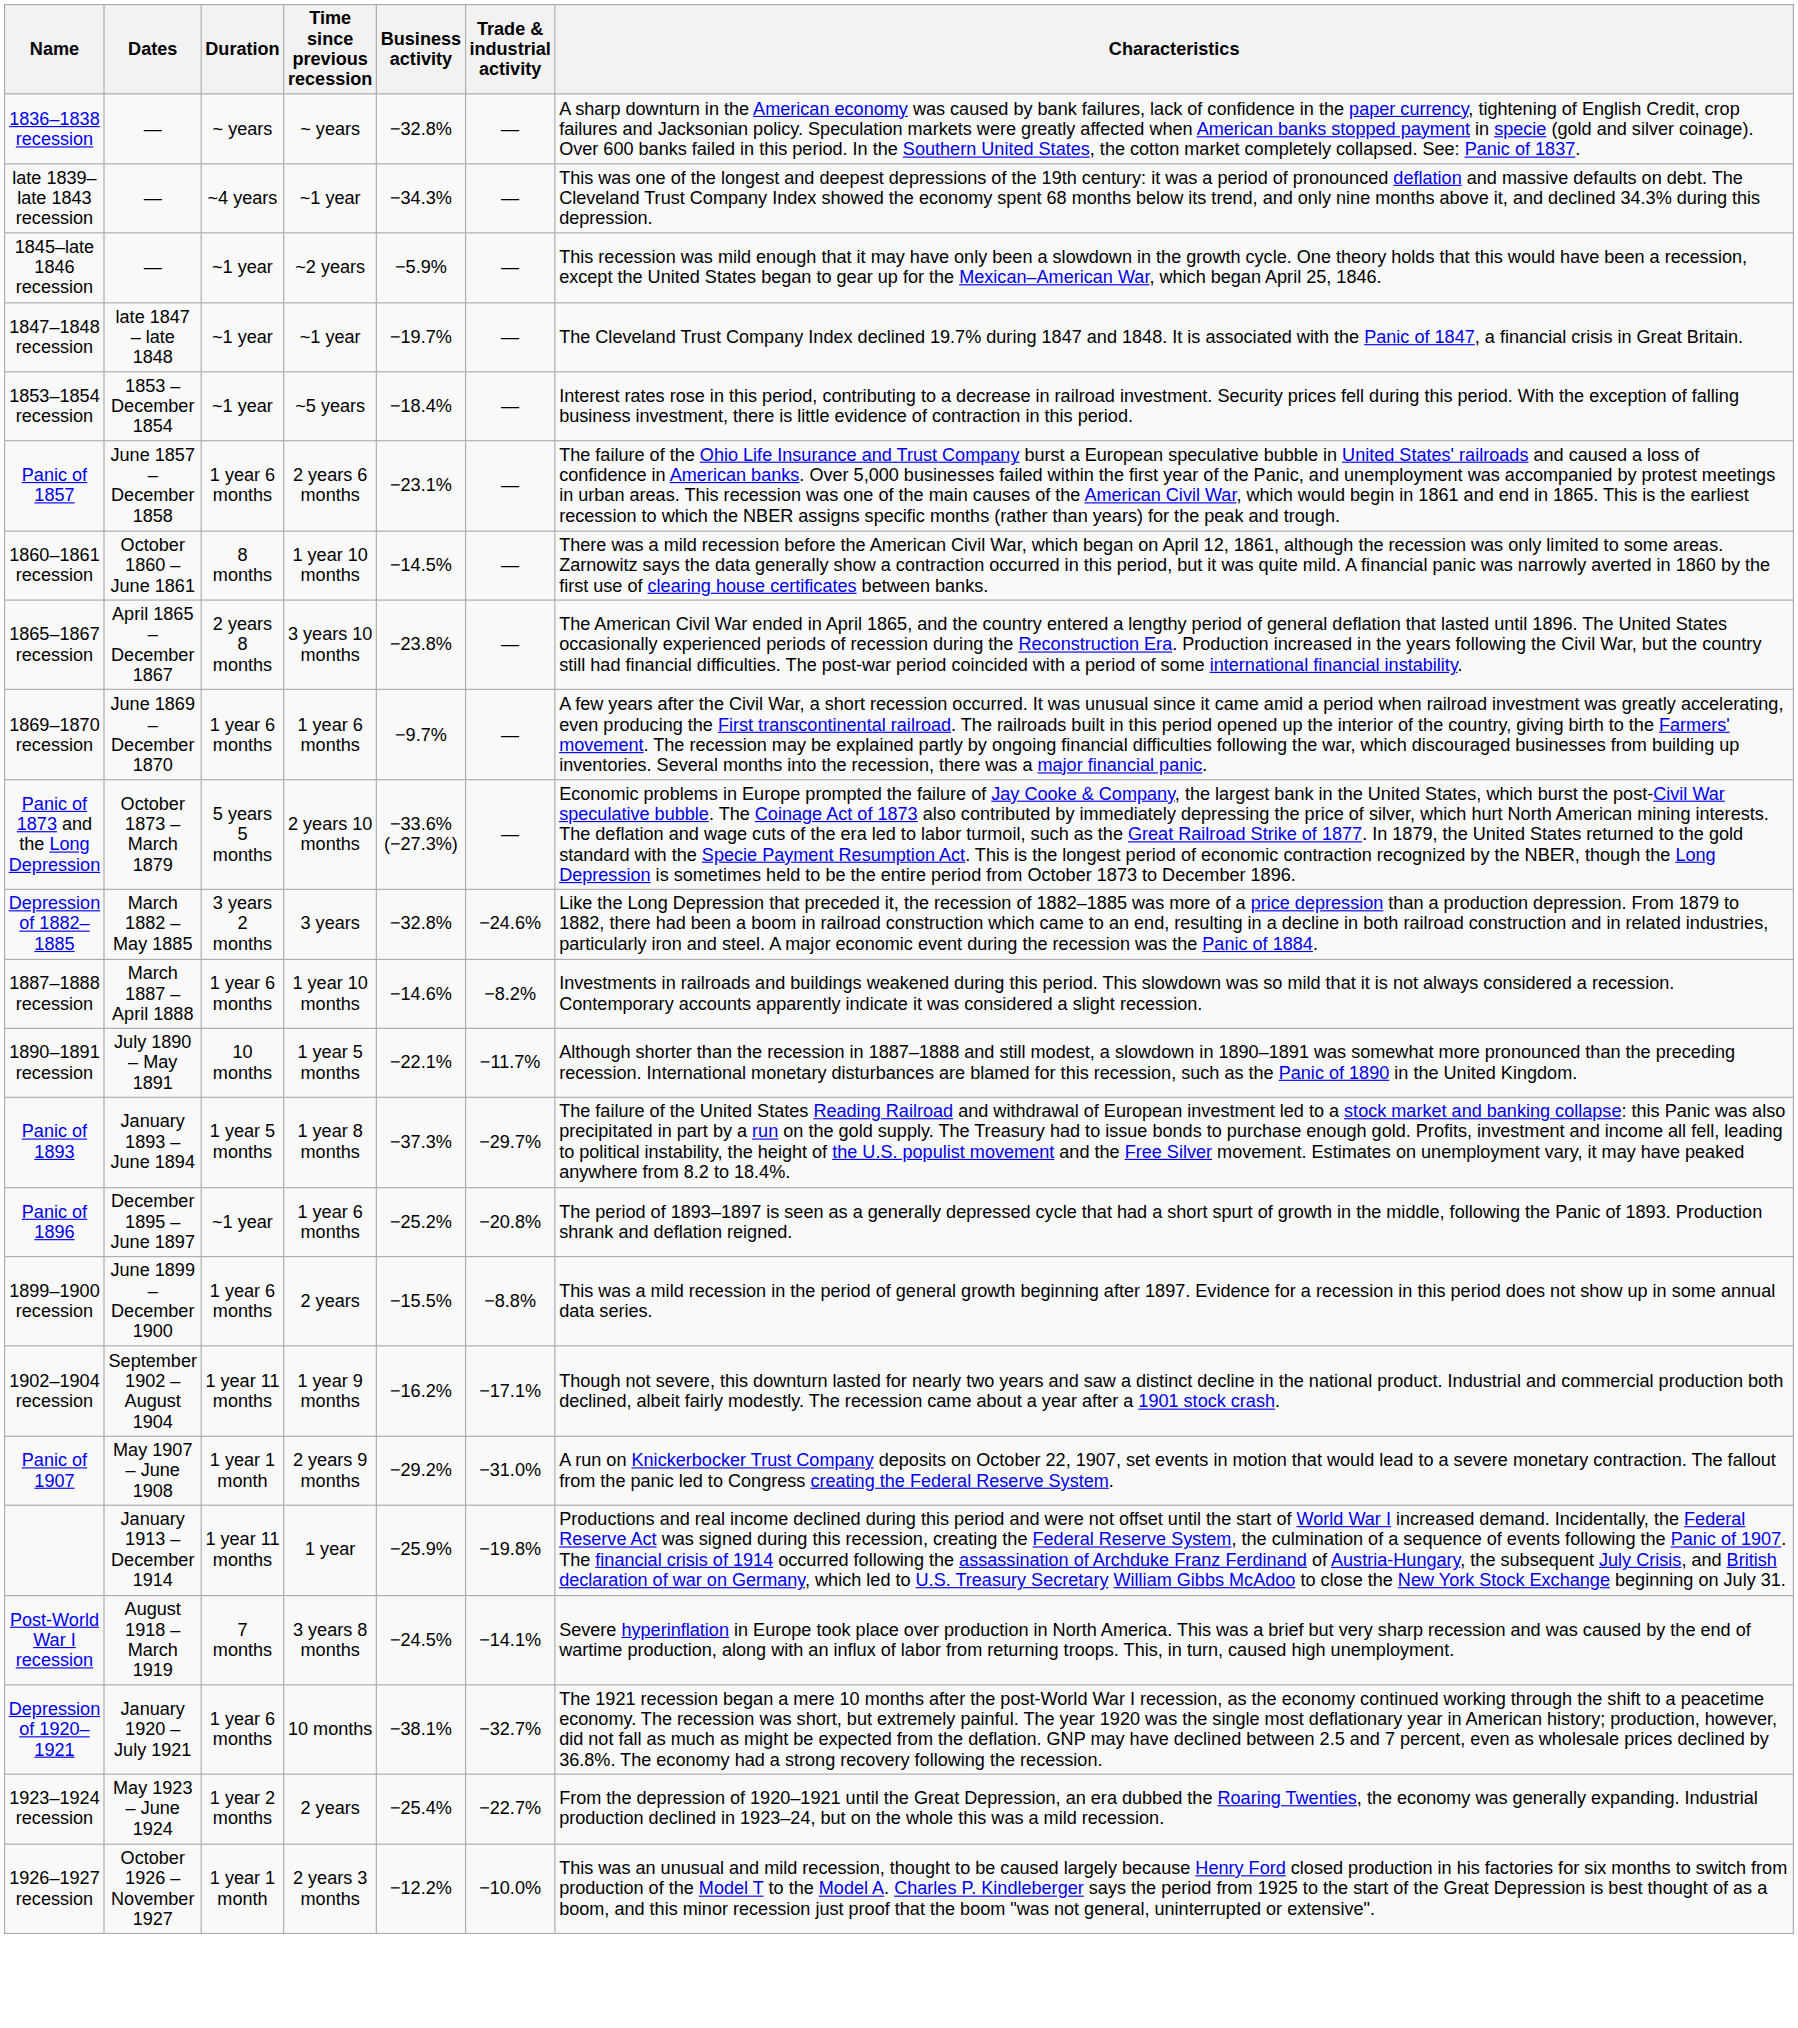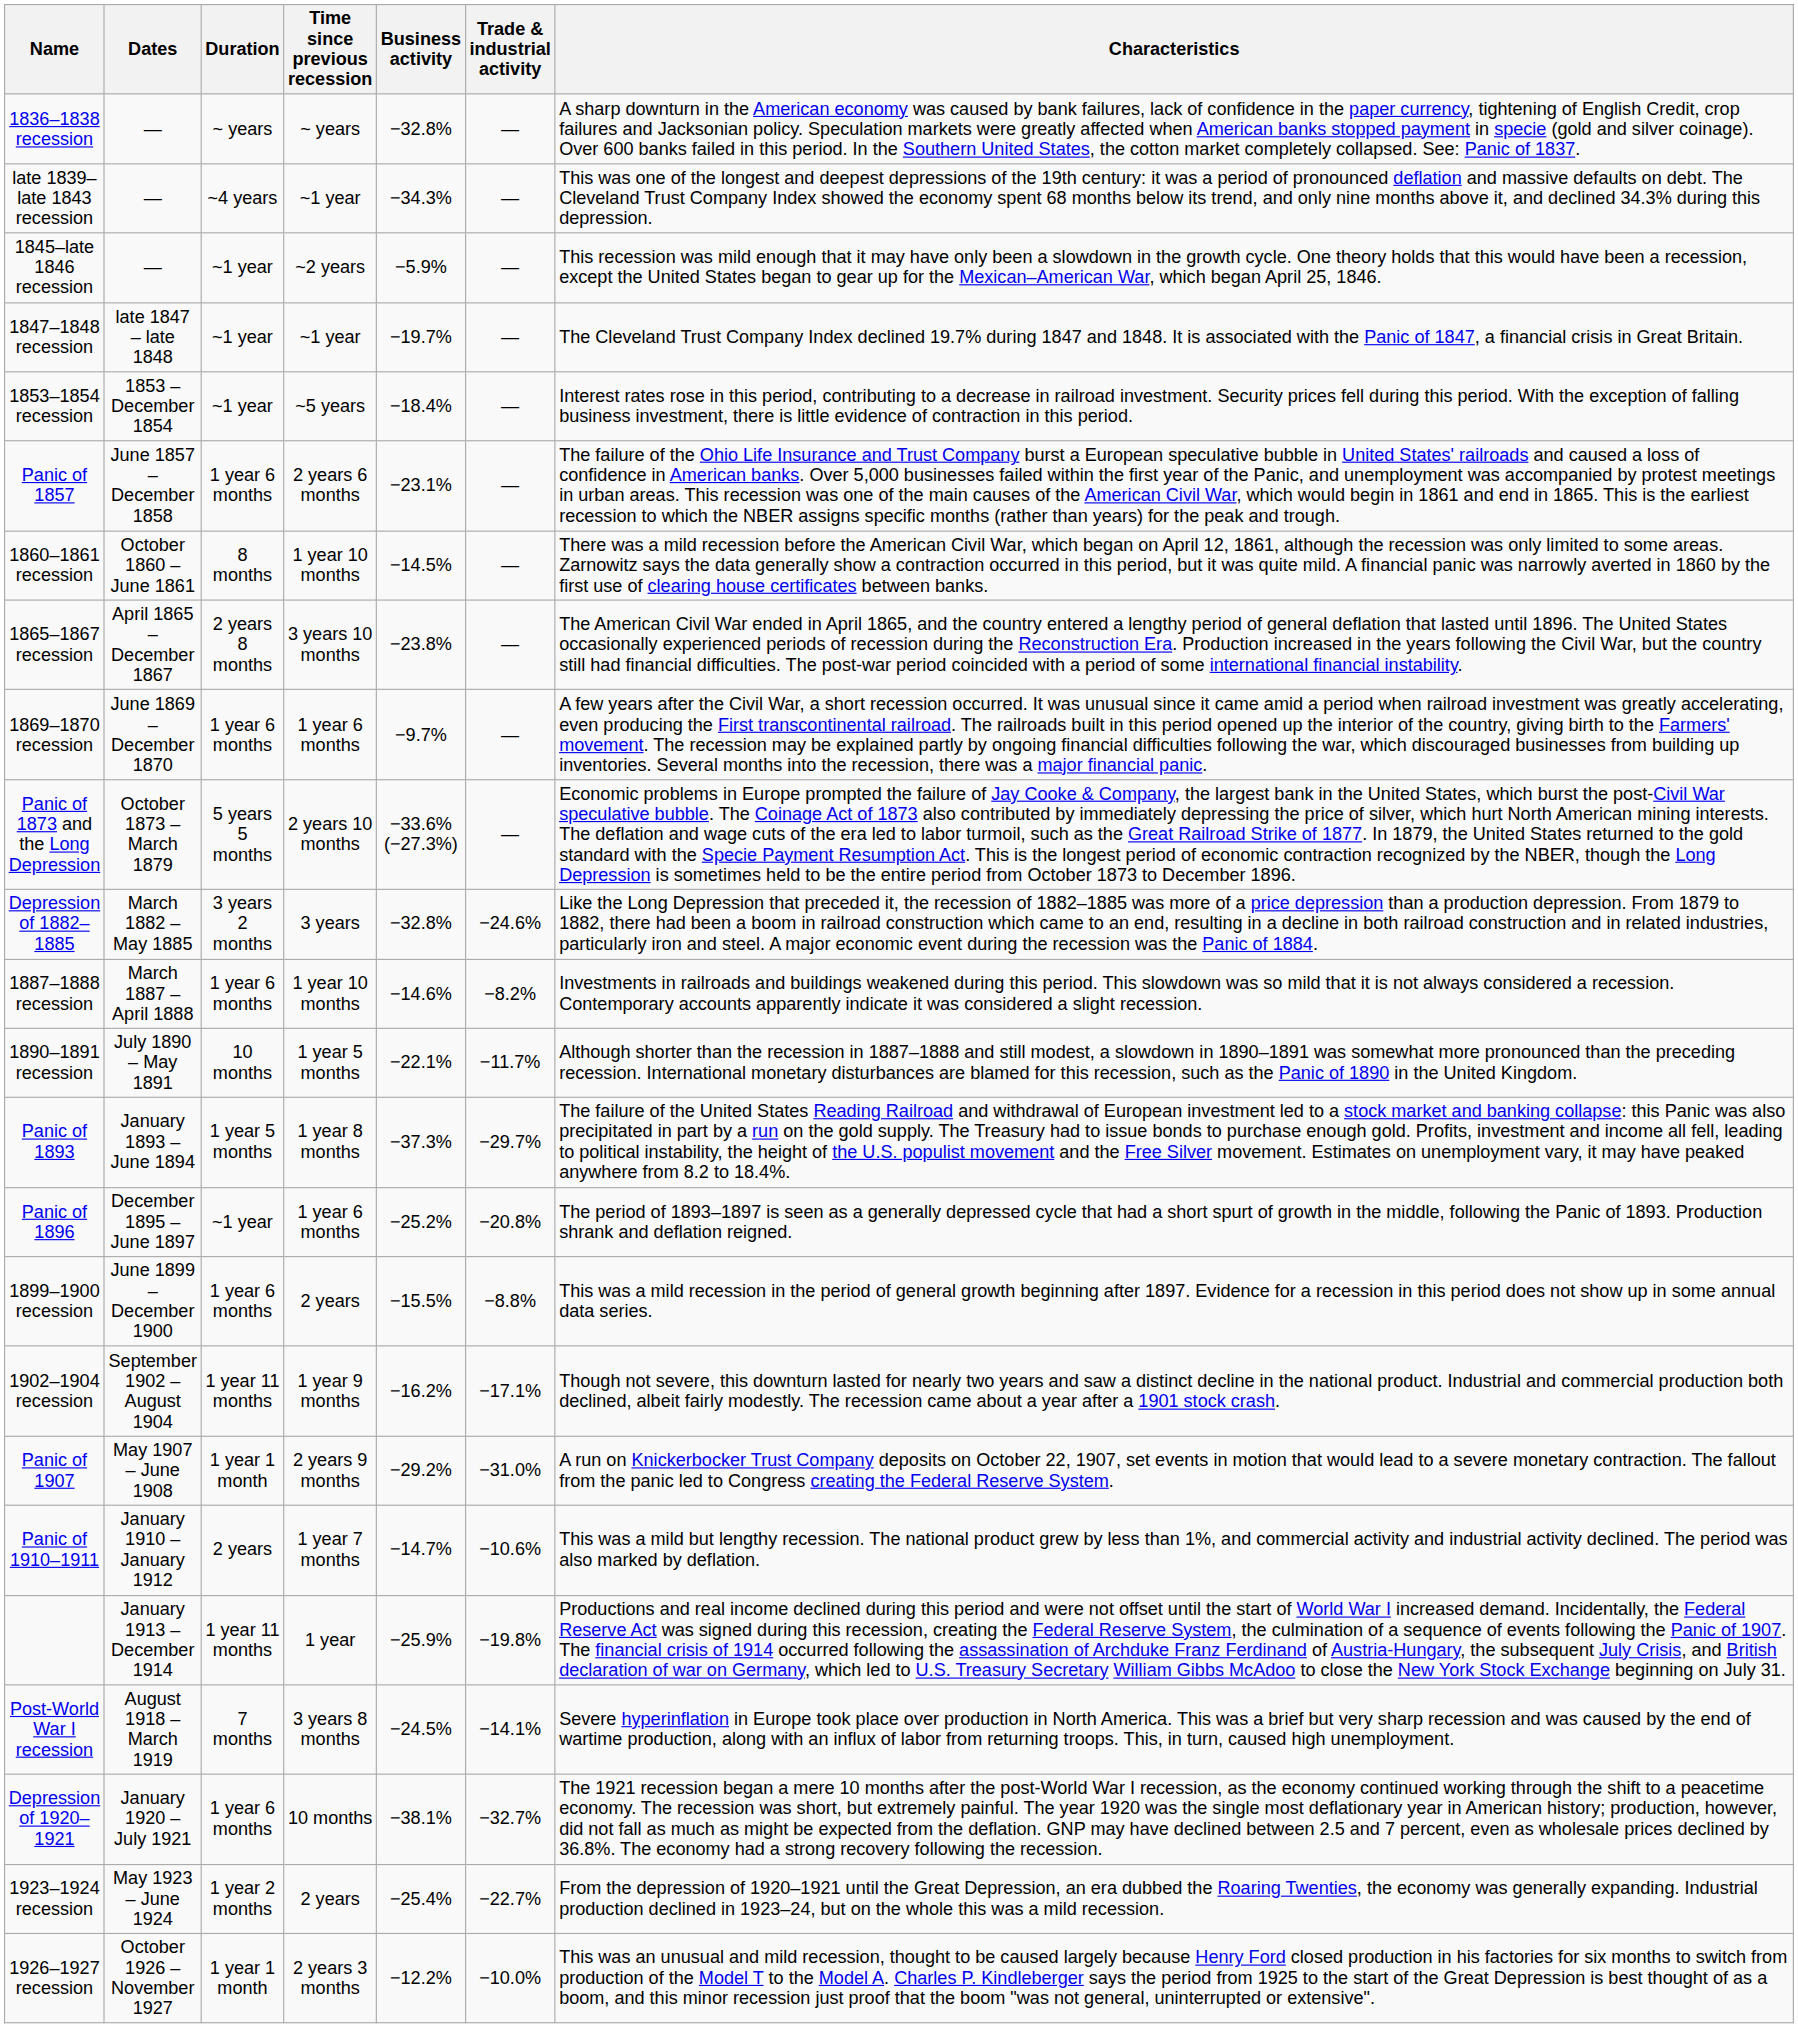+ row: (54, 1550)
